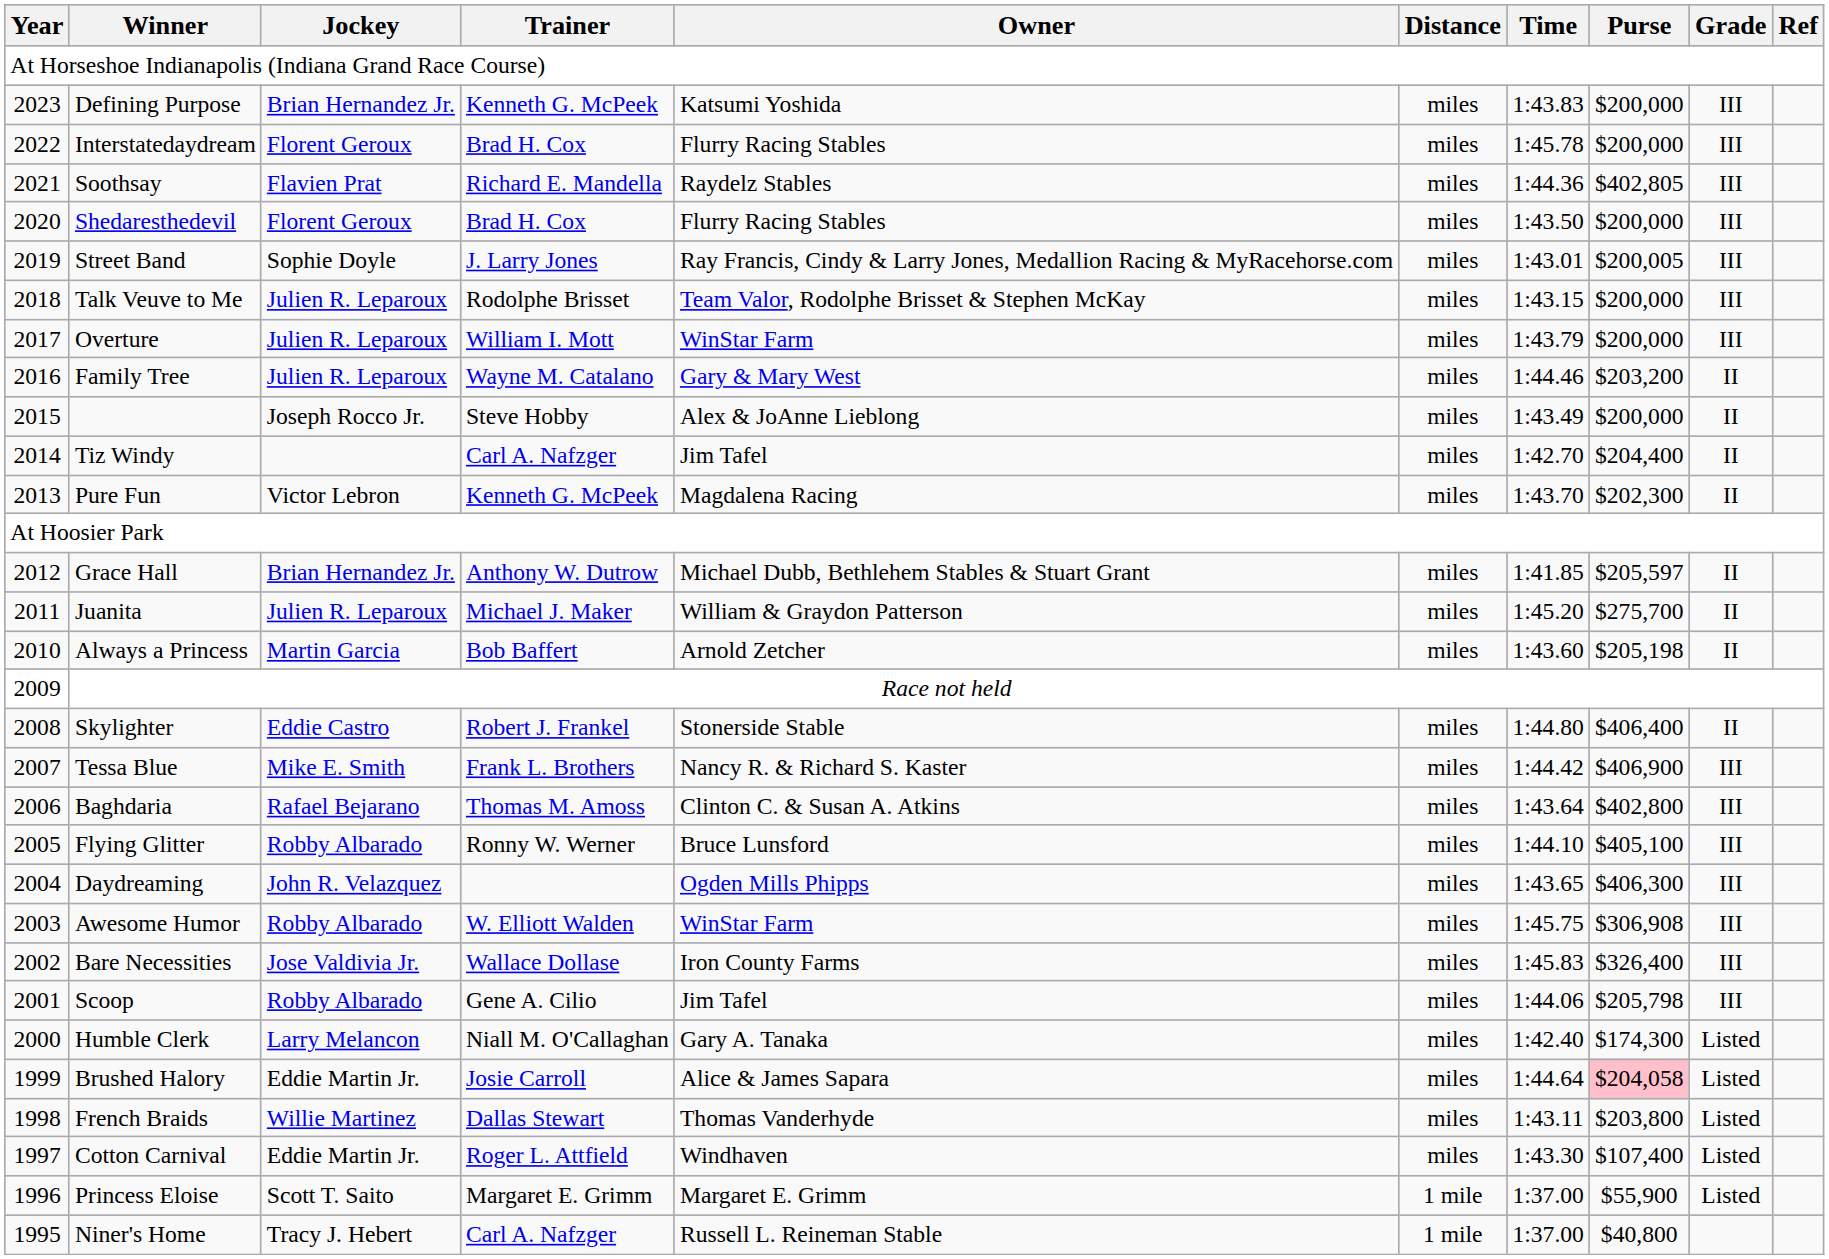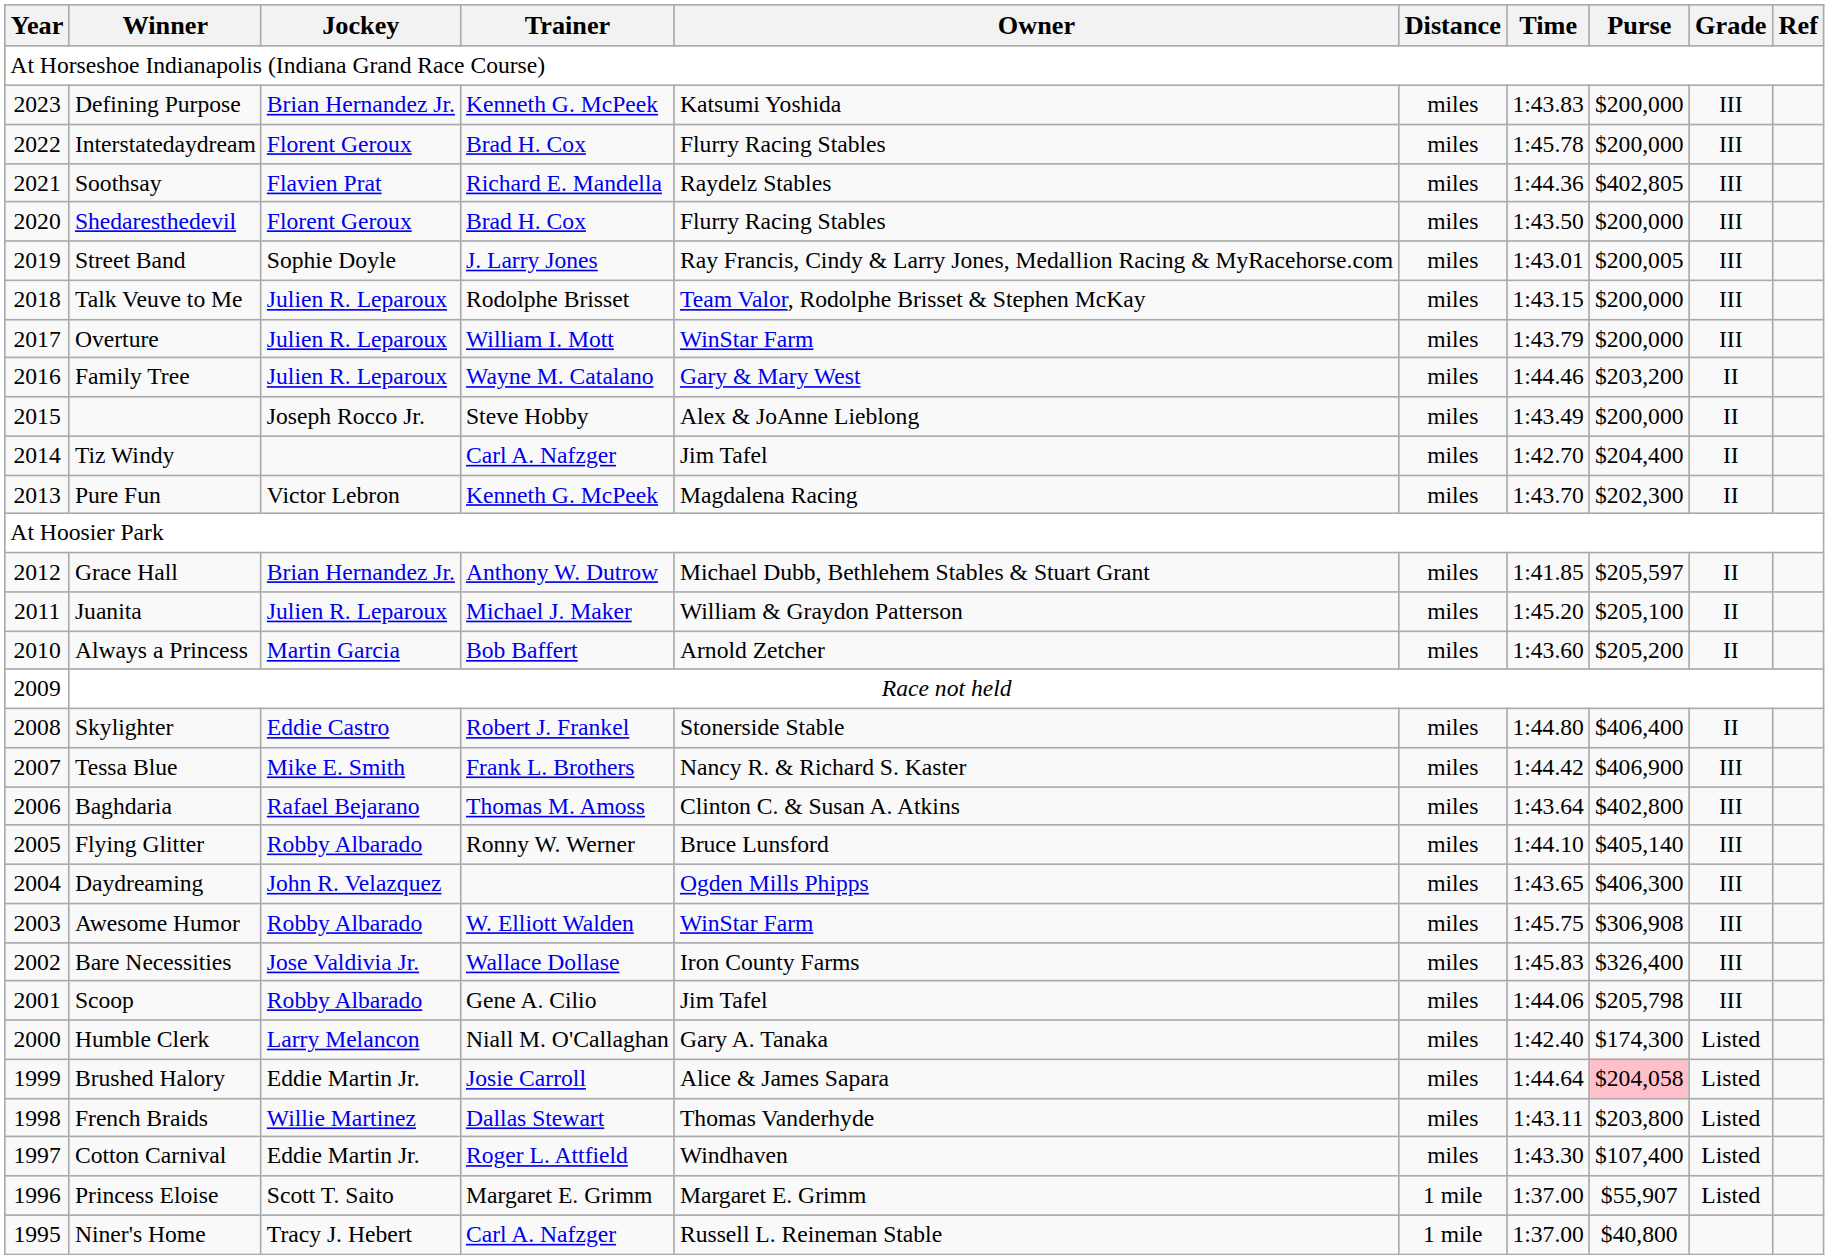(1639, 610) $275,700 -> (1639, 610) $205,100
(1639, 649) $205,198 -> (1639, 649) $205,200
(1639, 844) $405,100 -> (1639, 844) $405,140
(1639, 1195) $55,900 -> (1639, 1195) $55,907
